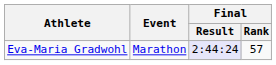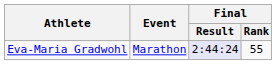(257, 50) 57 -> (257, 50) 55
